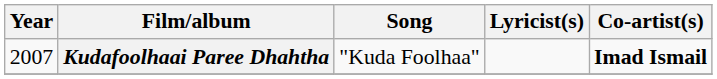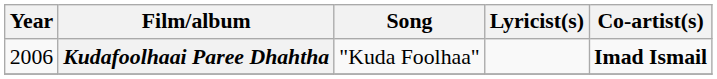(31, 56) 2007 -> (31, 56) 2006
